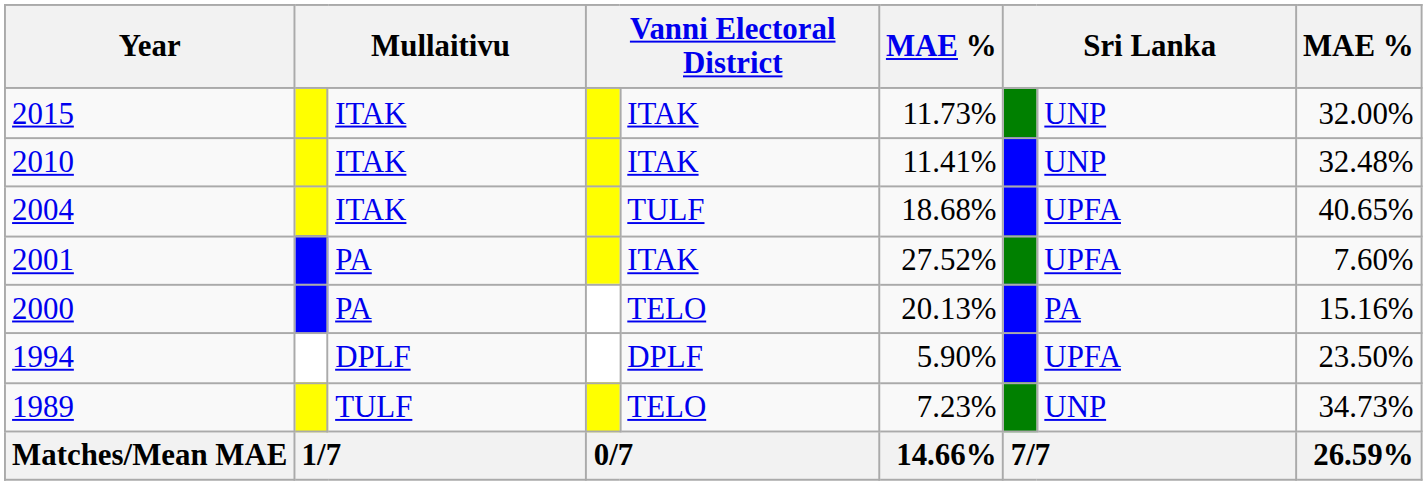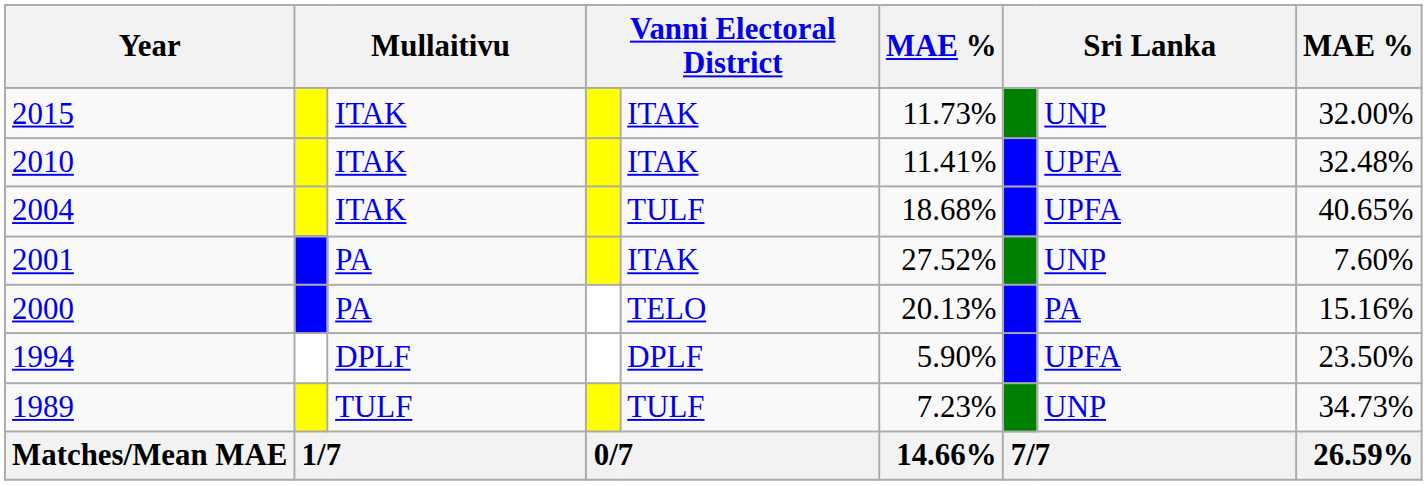(1075, 161) UNP -> (1083, 161) UPFA
(1083, 259) UPFA -> (1075, 259) UNP
(667, 406) TELO -> (666, 406) TULF
